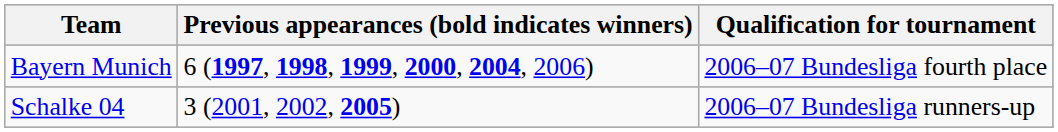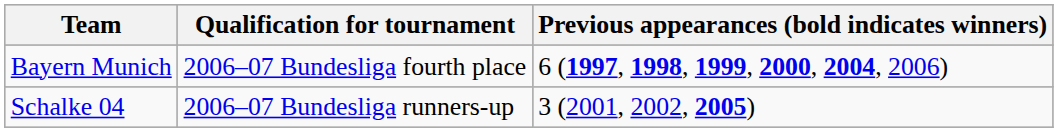columns swapped: (876, 24) <-> (438, 24)
